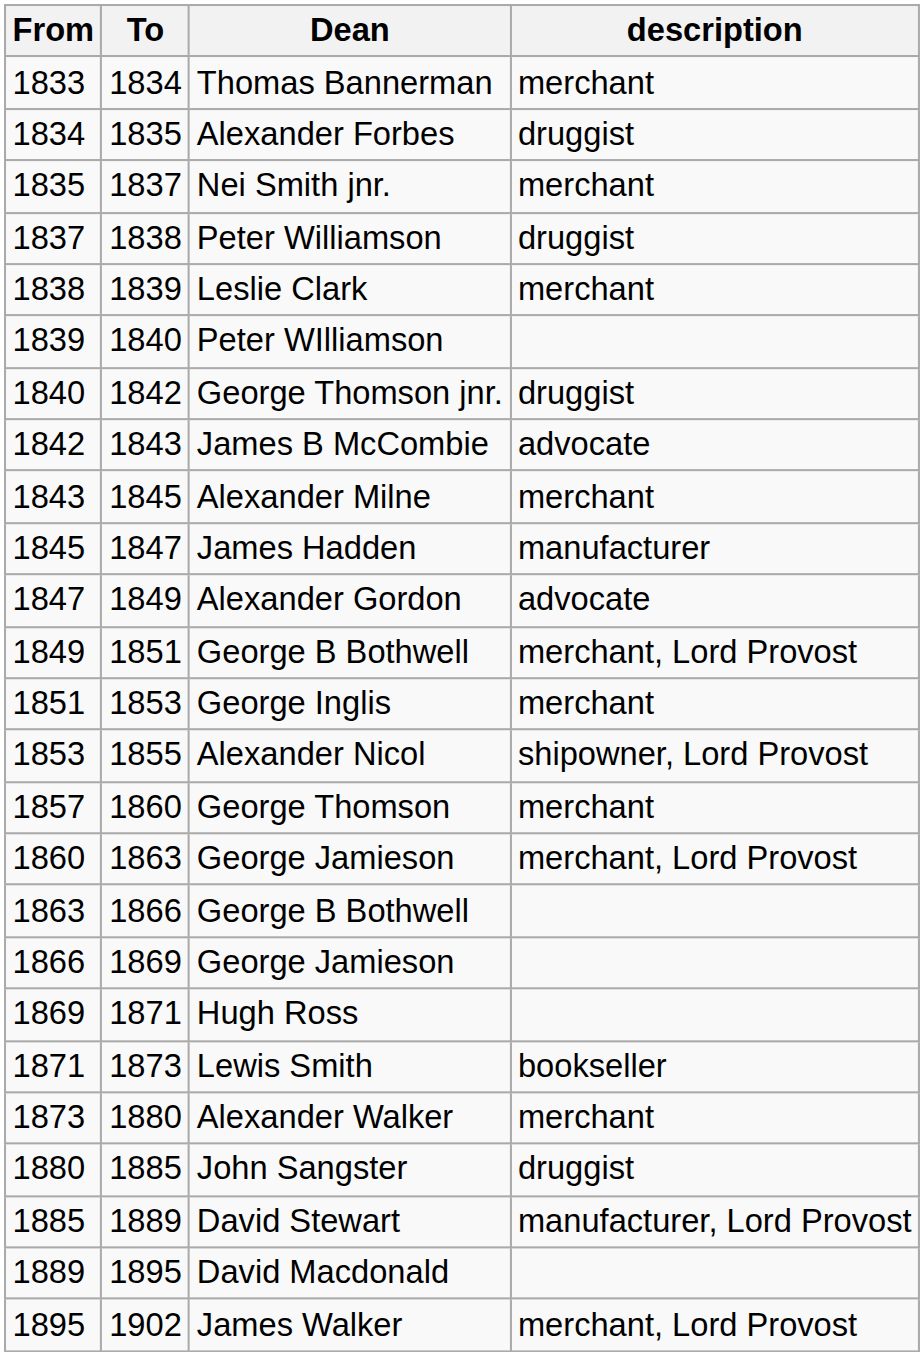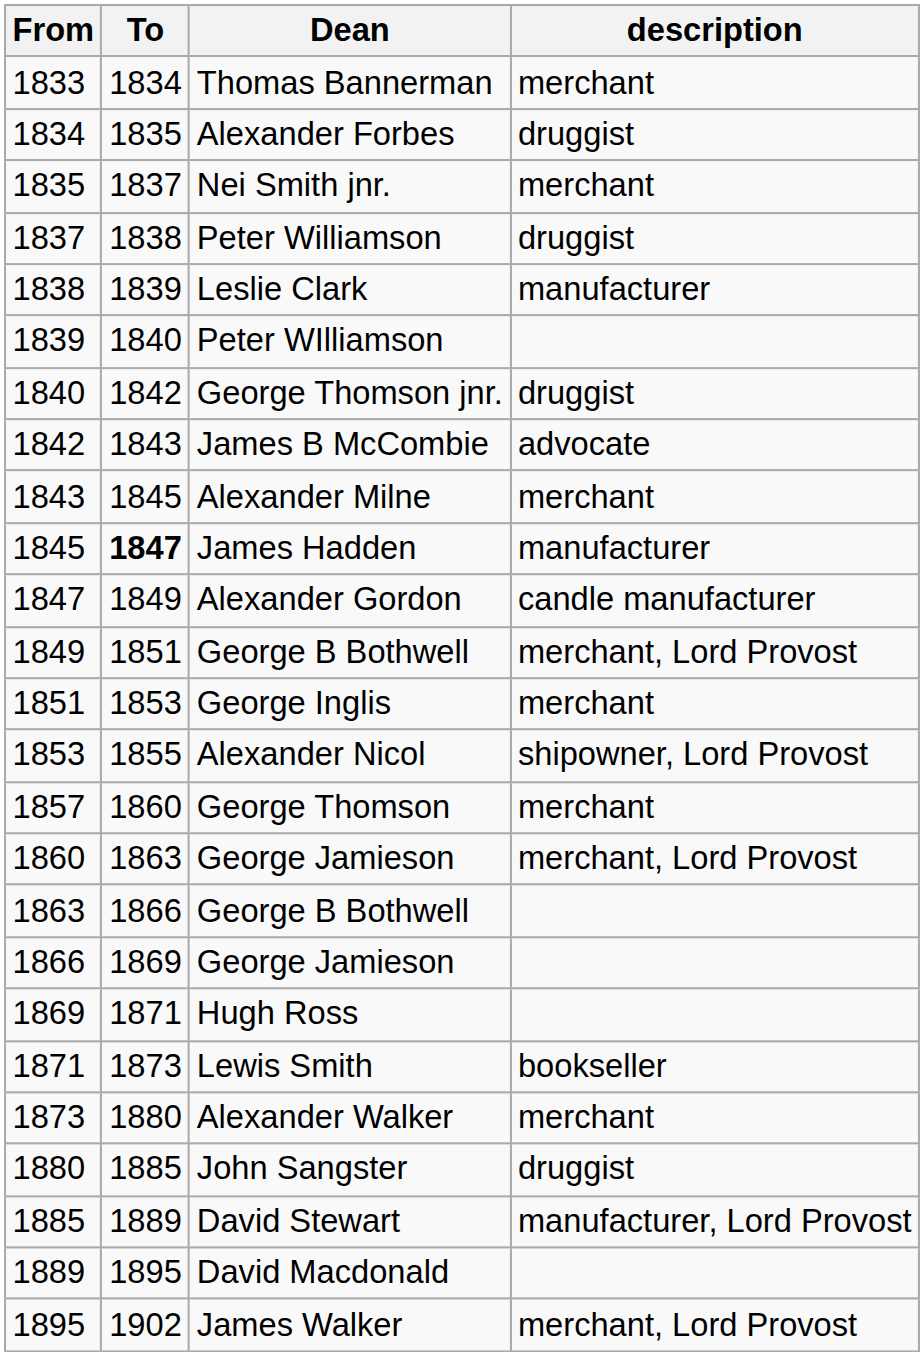(586, 289) merchant -> (614, 289) manufacturer
(145, 548) normal -> (145, 548) bold
(584, 599) advocate -> (667, 599) candle manufacturer
